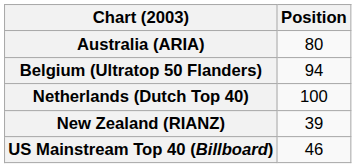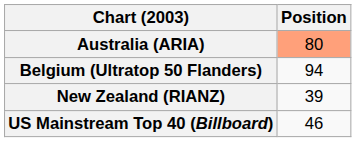(314, 44) no background -> (314, 44) lightsalmon background
- row: (141, 96)
